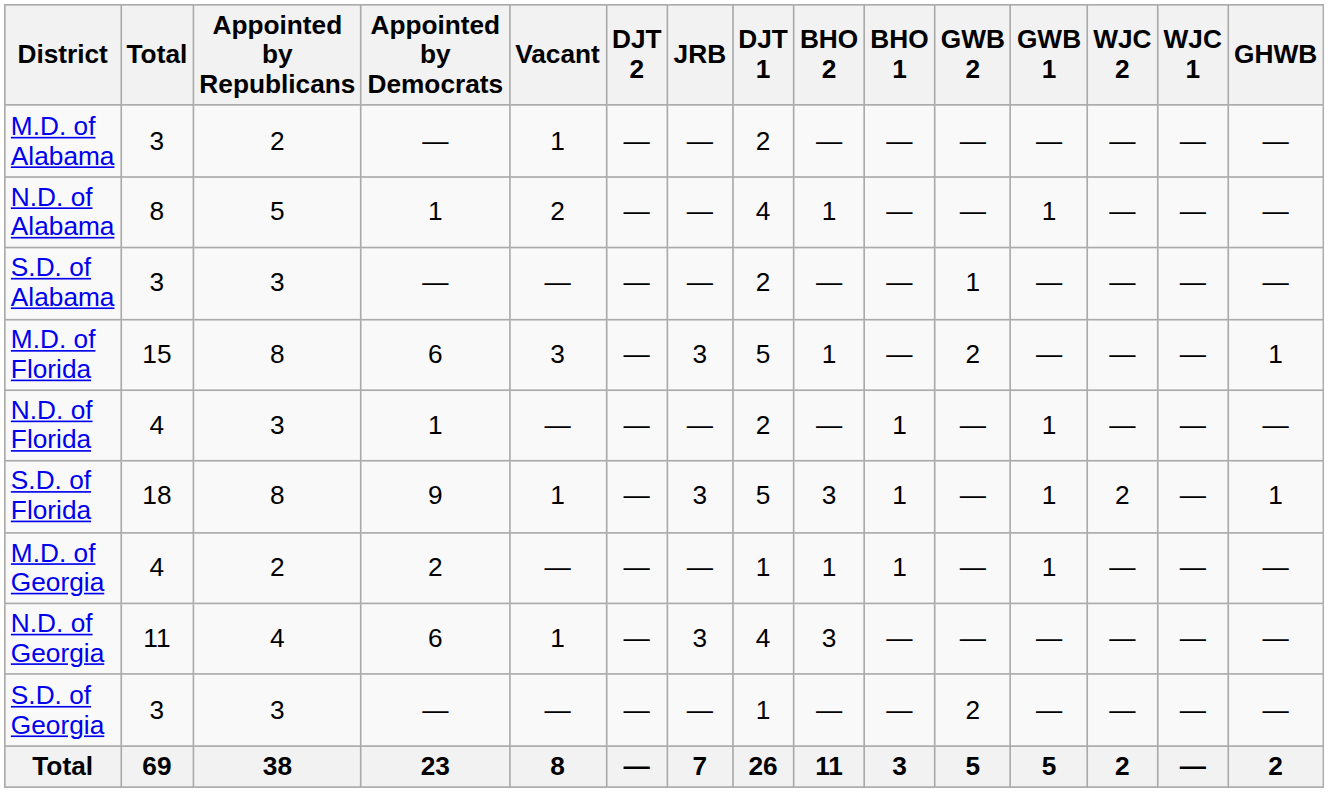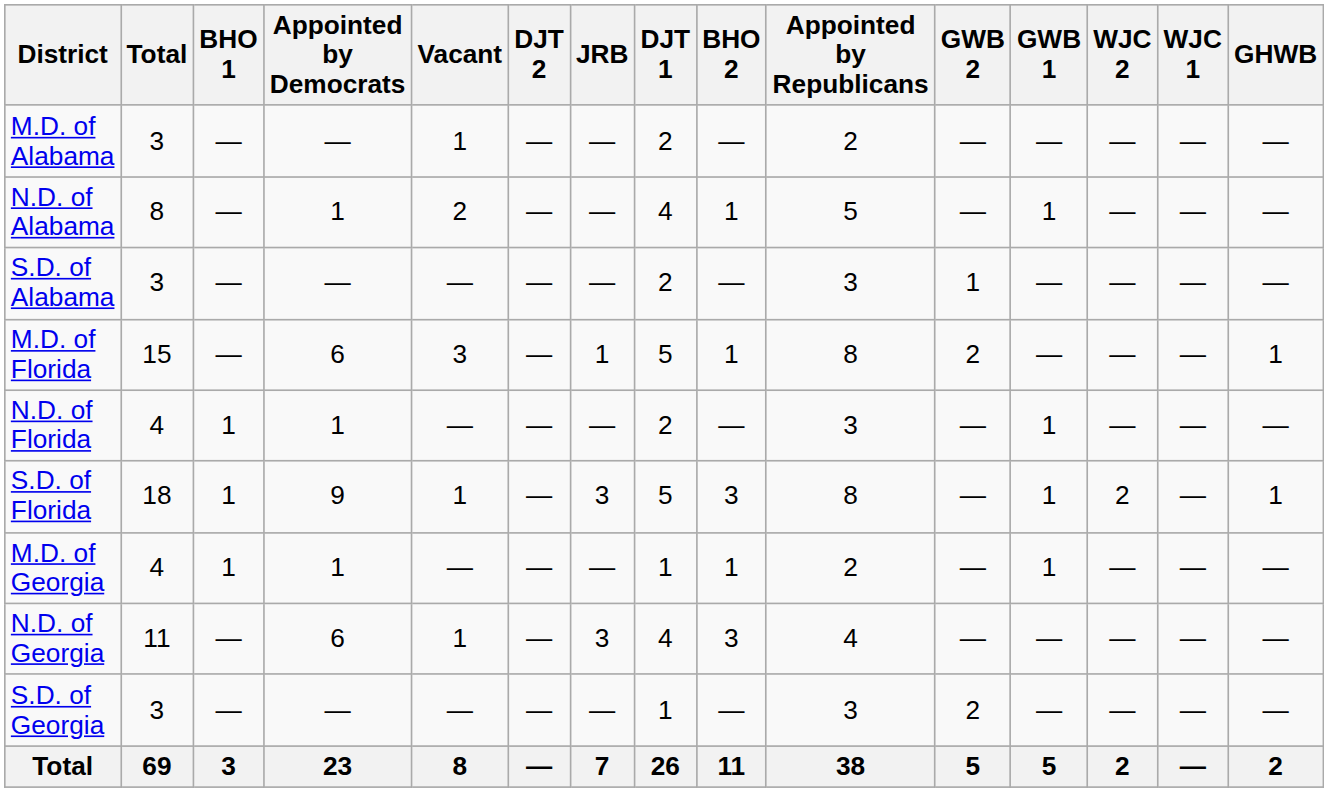columns swapped: (277, 54) <-> (899, 54)
(700, 354) 3 -> (602, 354) 1
(435, 567) 2 -> (338, 567) 1
